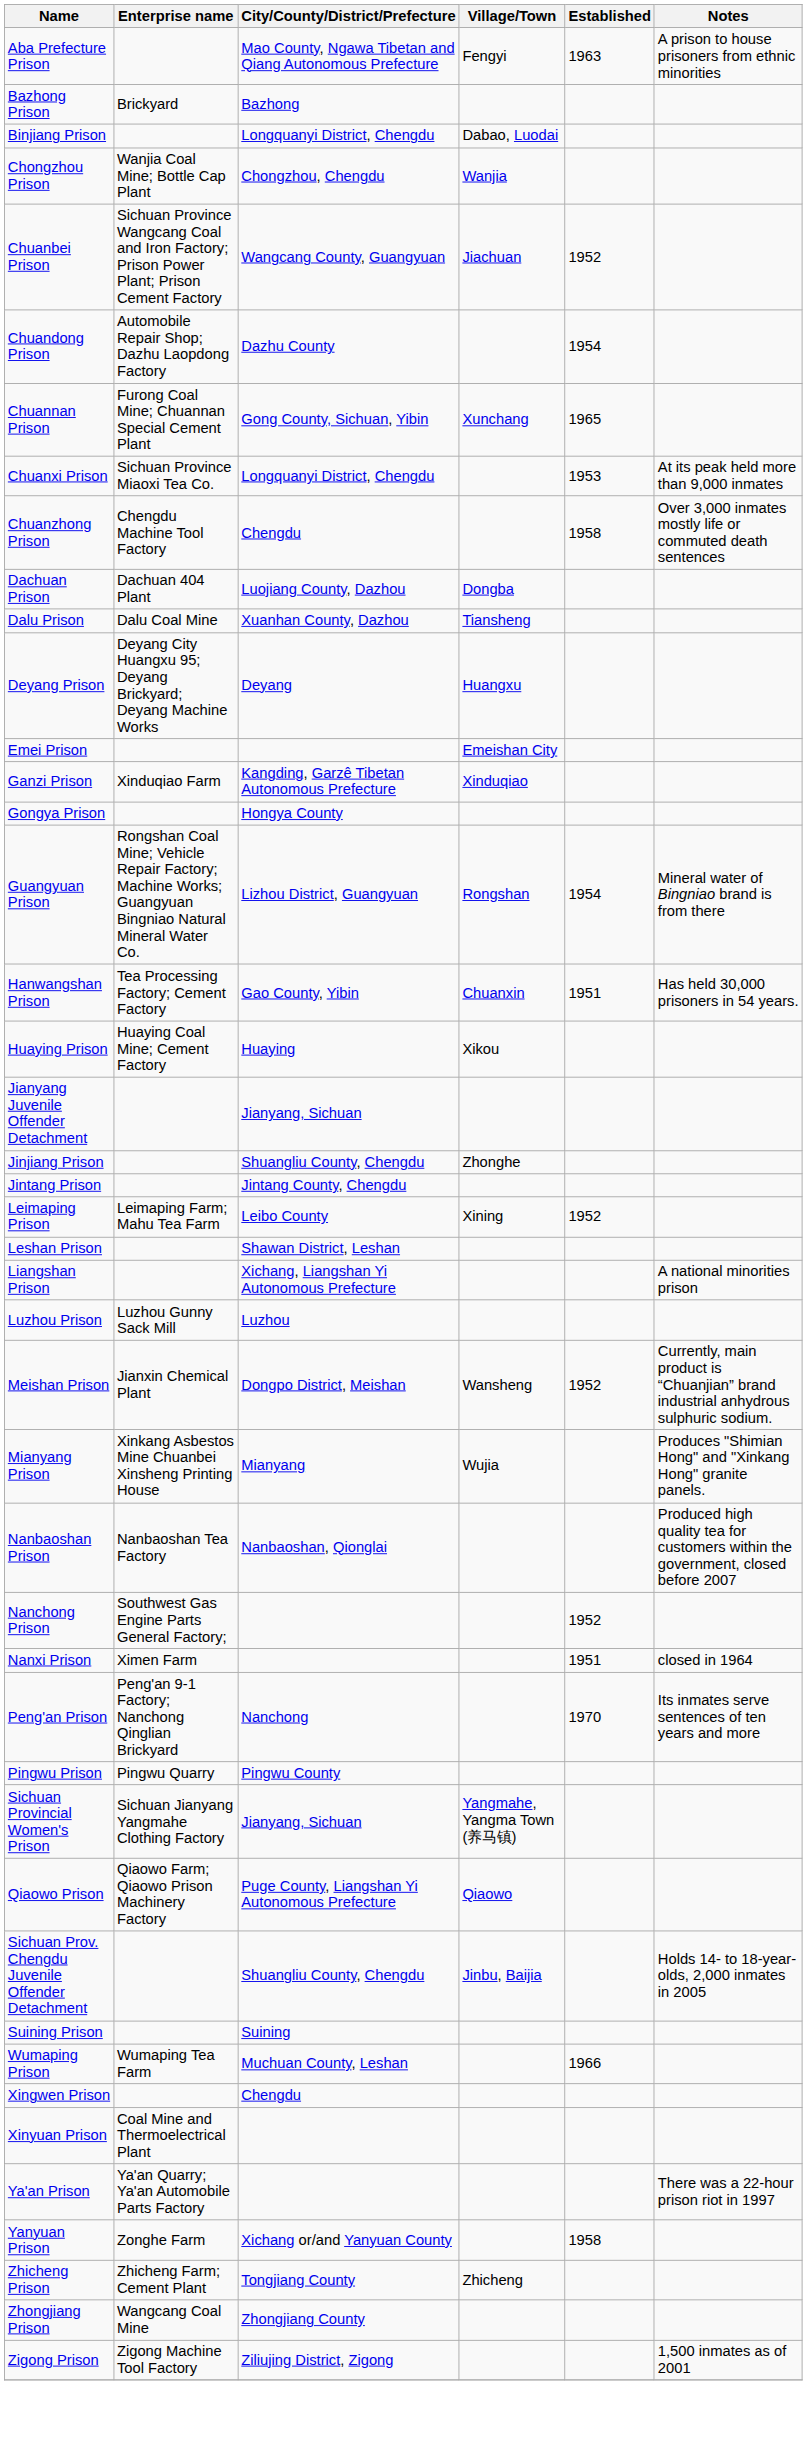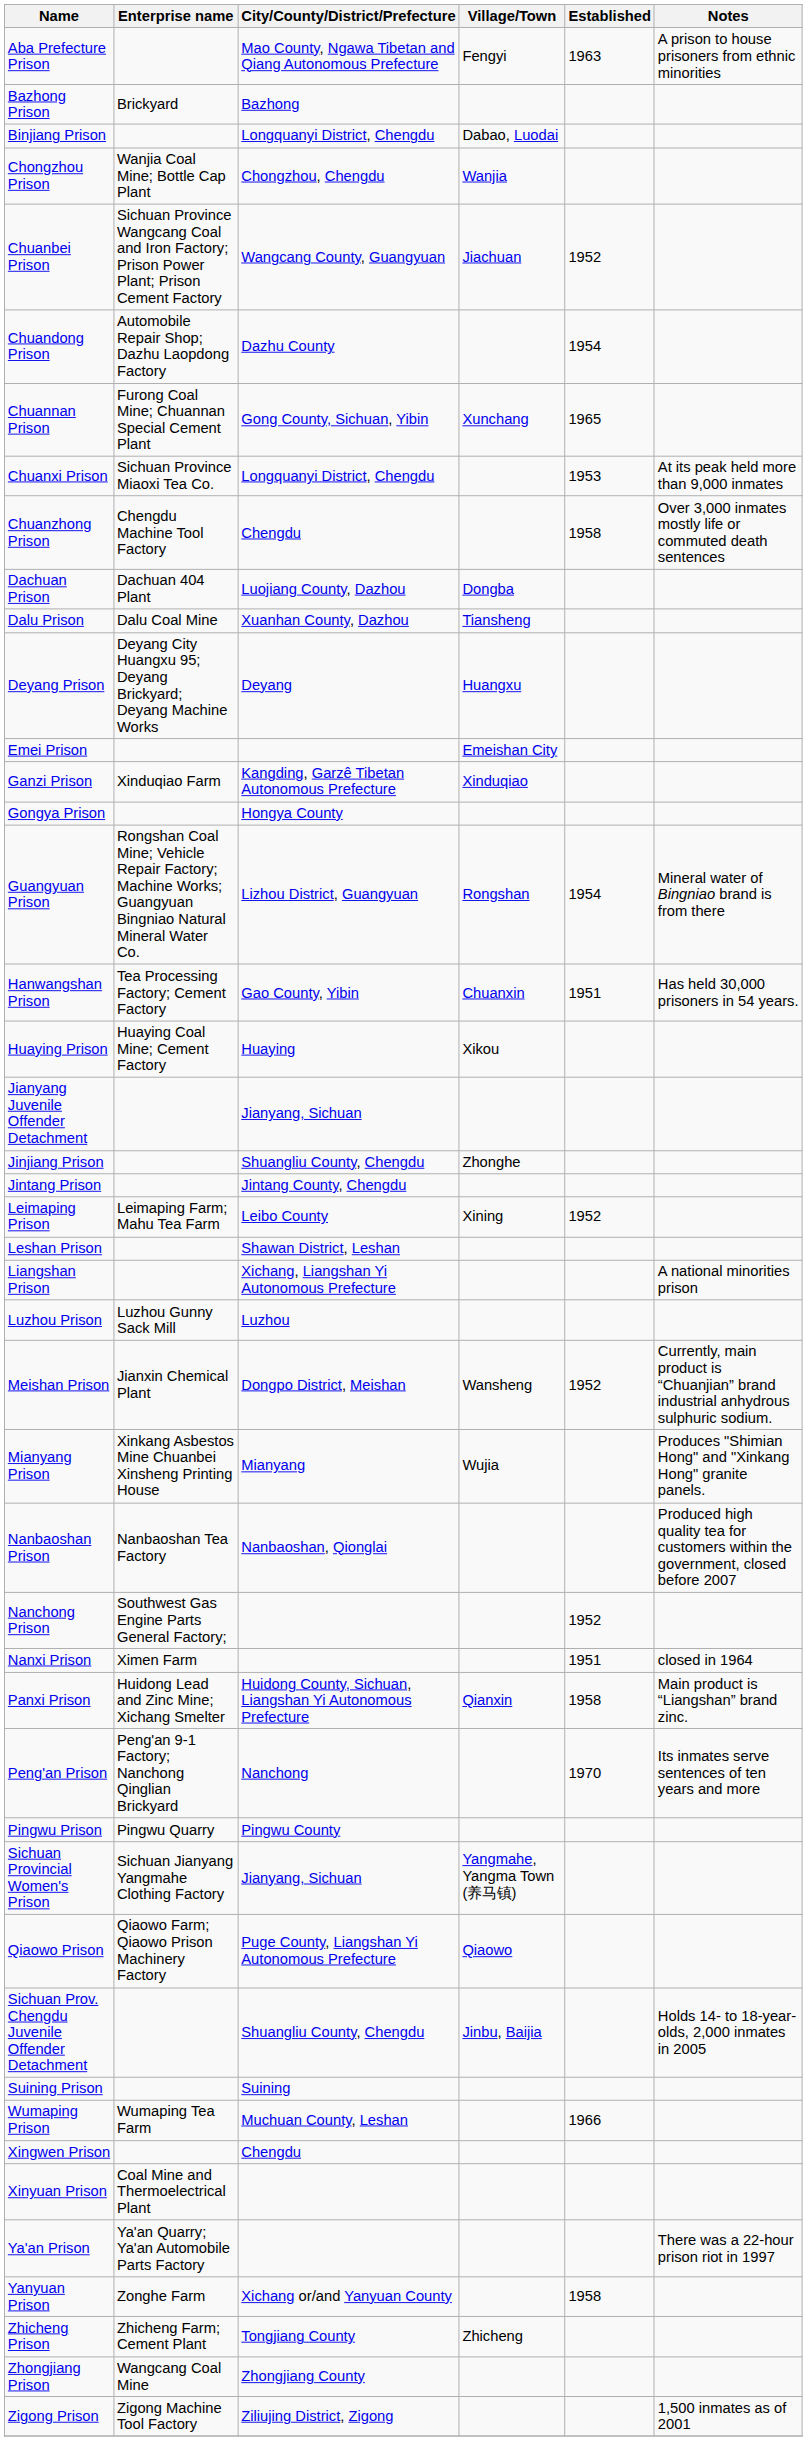+ row: (49, 1700)
